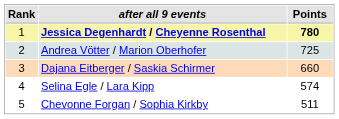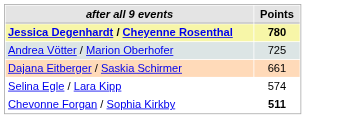- column: (22, 14)
(310, 68) 660 -> (277, 68) 661
(310, 104) normal -> (277, 104) bold
